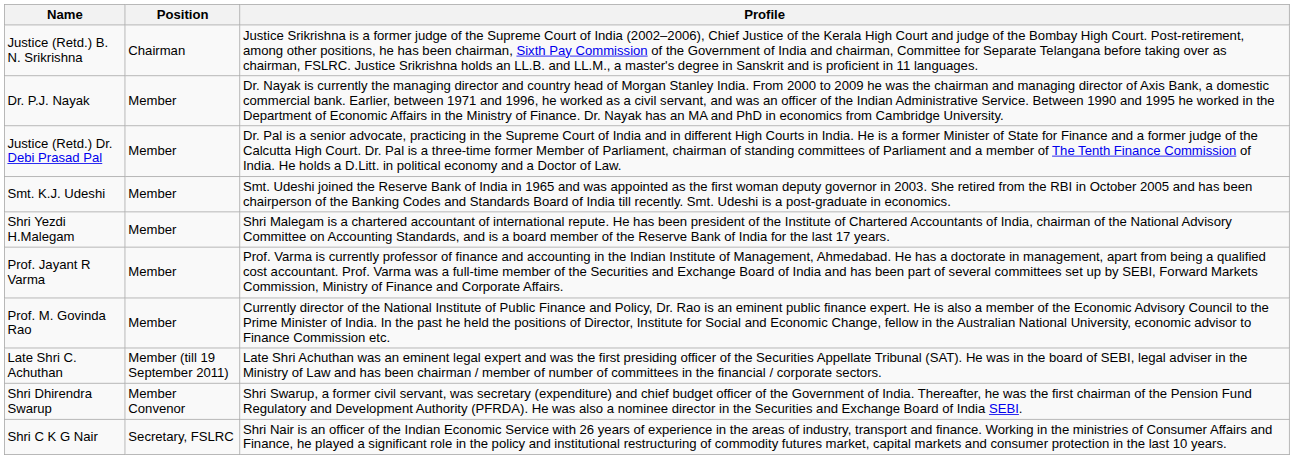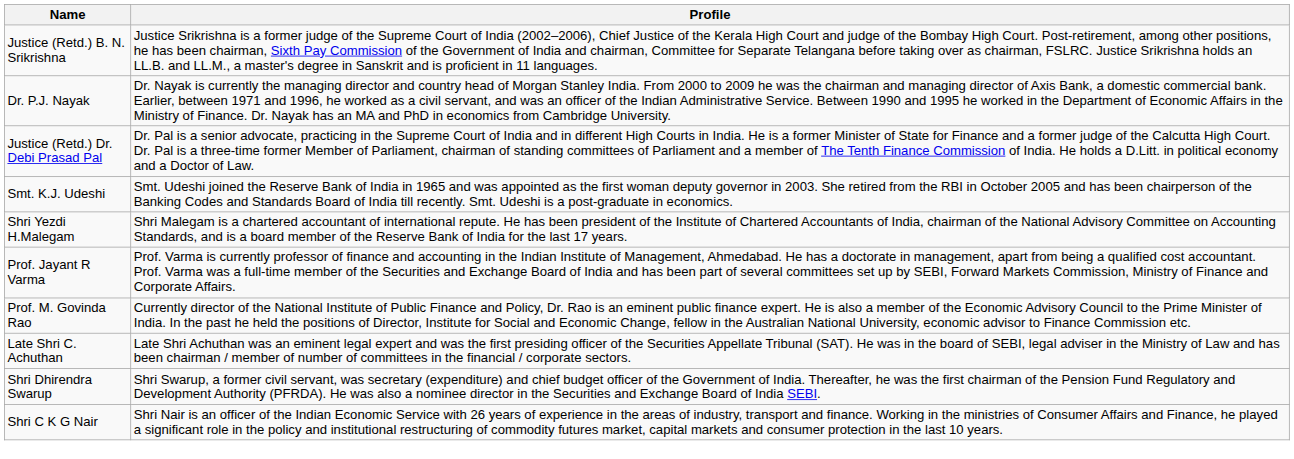- column: (183, 14)
